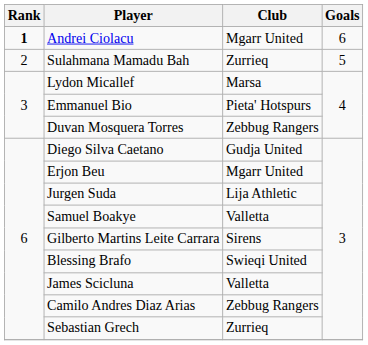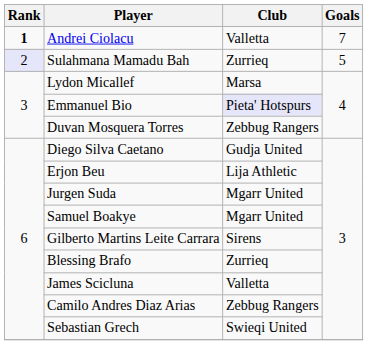(264, 37) Mgarr United -> (247, 37) Valletta
(342, 37) 6 -> (342, 37) 7
(24, 60) no background -> (24, 60) lavender background
(268, 104) no background -> (268, 104) lavender background
(264, 171) Mgarr United -> (261, 171) Lija Athletic
(261, 194) Lija Athletic -> (264, 194) Mgarr United
(247, 216) Valletta -> (264, 216) Mgarr United
(266, 261) Swieqi United -> (247, 261) Zurrieq
(247, 328) Zurrieq -> (266, 328) Swieqi United
